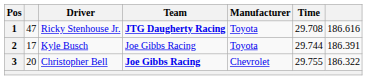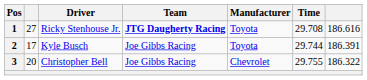(31, 29) 47 -> (31, 29) 27
(163, 62) bold -> (160, 62) normal
